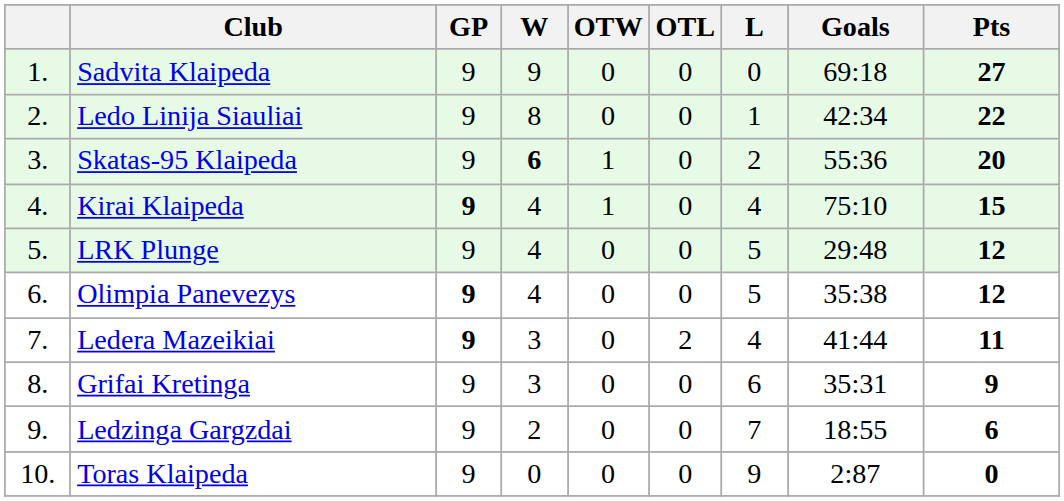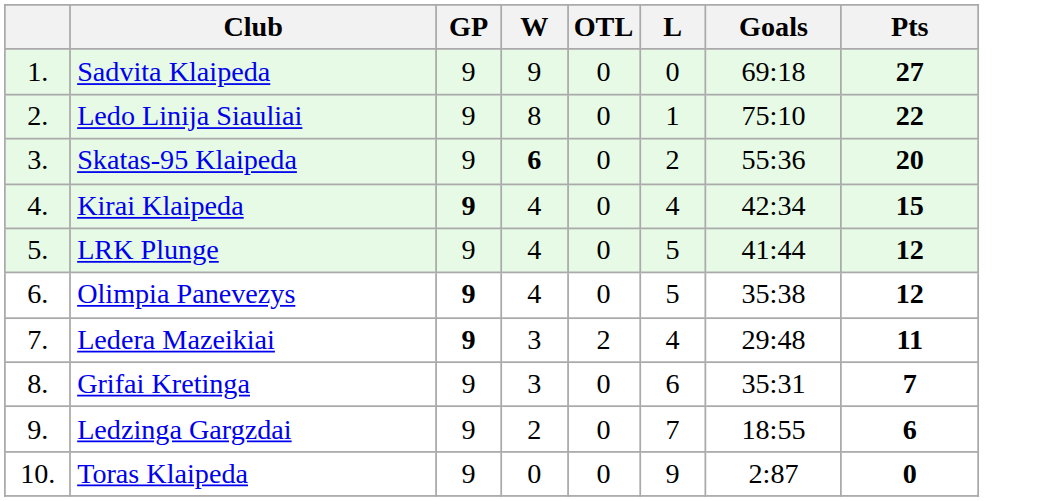- column: (608, 26)
(855, 116) 42:34 -> (774, 116) 75:10
(855, 205) 75:10 -> (774, 205) 42:34
(855, 250) 29:48 -> (774, 250) 41:44
(855, 339) 41:44 -> (774, 339) 29:48
(992, 384) 9 -> (910, 384) 7
